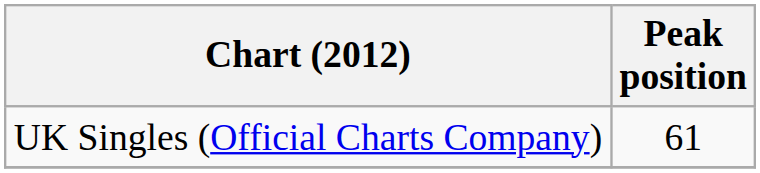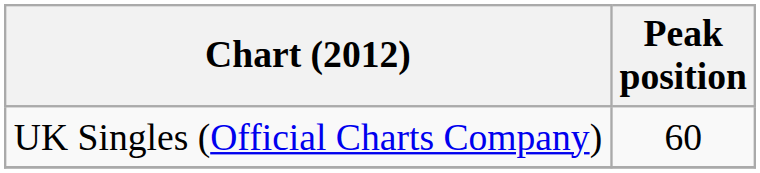(683, 136) 61 -> (683, 136) 60
